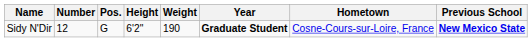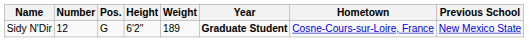(171, 28) 190 -> (171, 28) 189
(482, 28) bold -> (480, 28) normal
